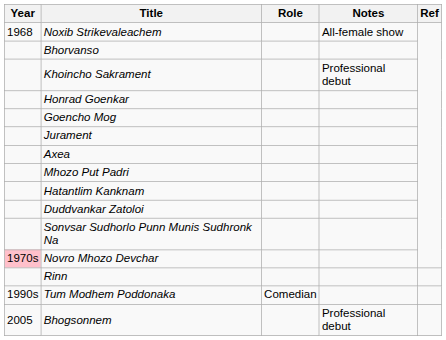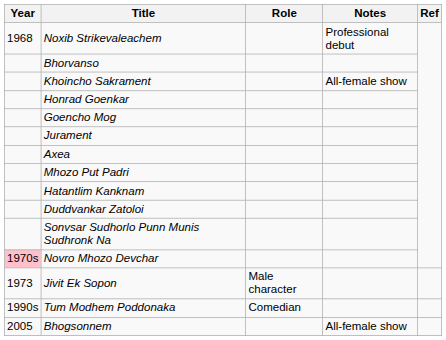(363, 31) All-female show -> (357, 38) Professional debut
(354, 74) Professional debut -> (366, 81) All-female show
+ row: (80, 283)
- row: (56, 277)
(354, 320) Professional debut -> (366, 326) All-female show
